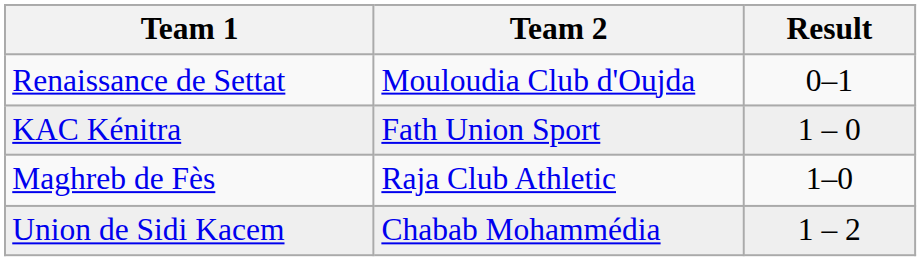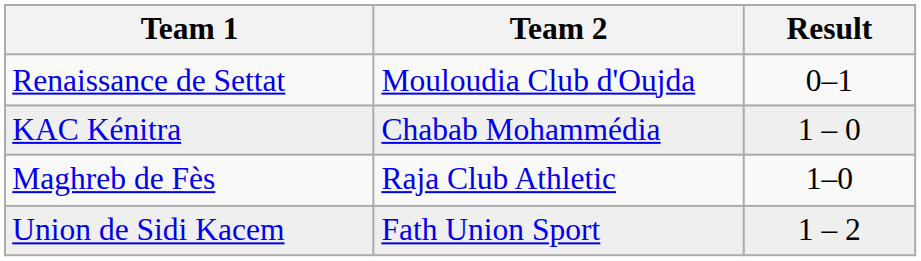(491, 129) Fath Union Sport -> (521, 129) Chabab Mohammédia
(521, 229) Chabab Mohammédia -> (491, 229) Fath Union Sport
